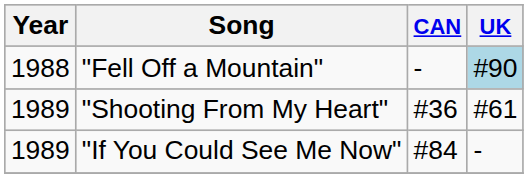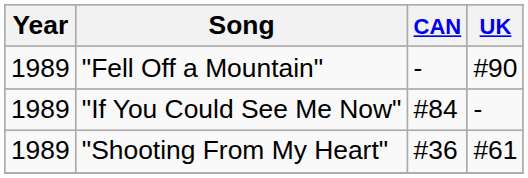(40, 67) 1988 -> (40, 67) 1989
(495, 67) lightblue background -> (495, 67) no background
rows swapped: (235, 109) <-> (242, 151)
